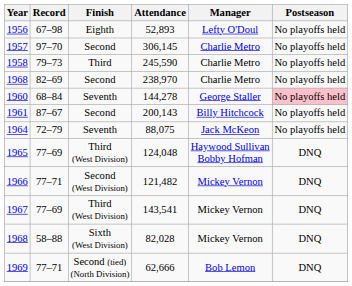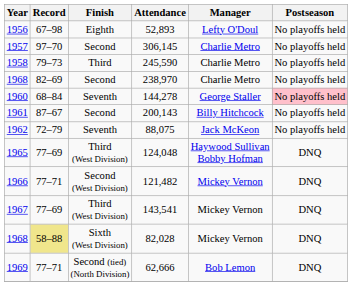(17, 130) 1964 -> (17, 130) 1962
(49, 238) no background -> (49, 238) khaki background
